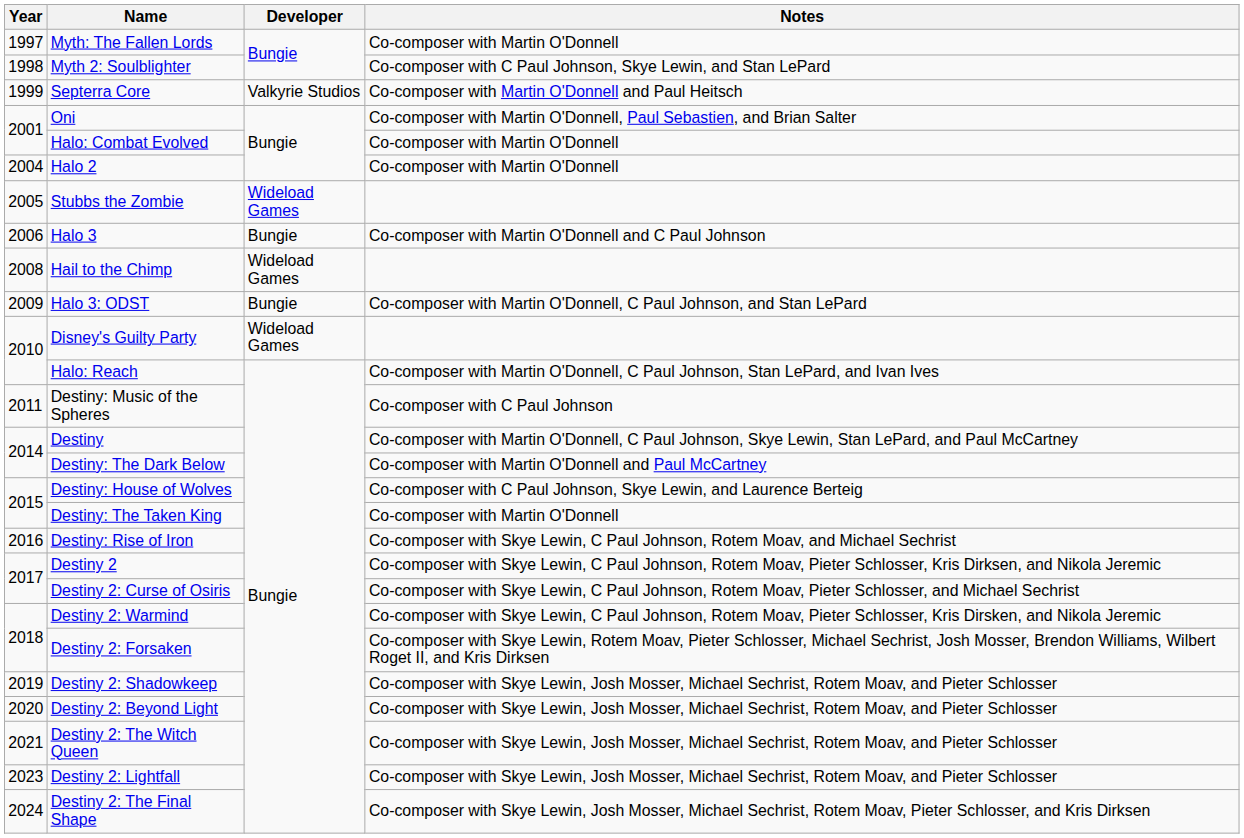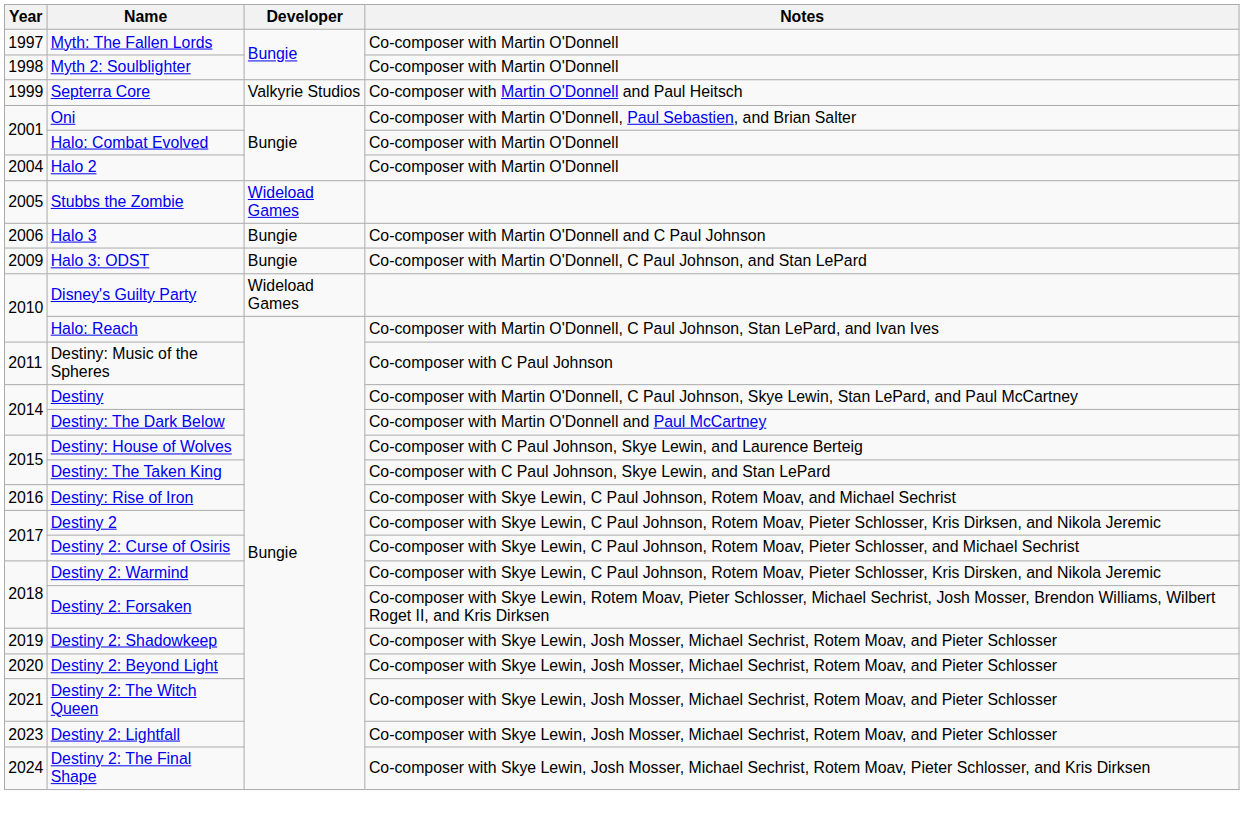(600, 67) Co-composer with C Paul Johnson, Skye Lewin, and Stan LePard -> (494, 67) Co-composer with Martin O'Donnell
- row: (111, 269)
(494, 515) Co-composer with Martin O'Donnell -> (600, 472) Co-composer with C Paul Johnson, Skye Lewin, and Stan LePard
